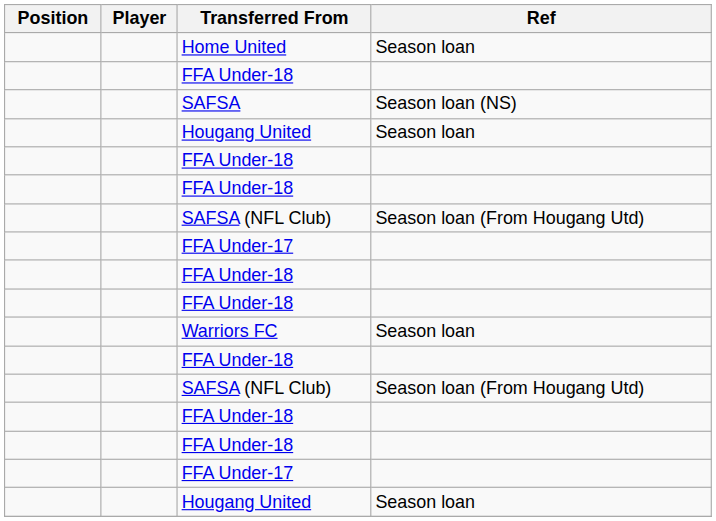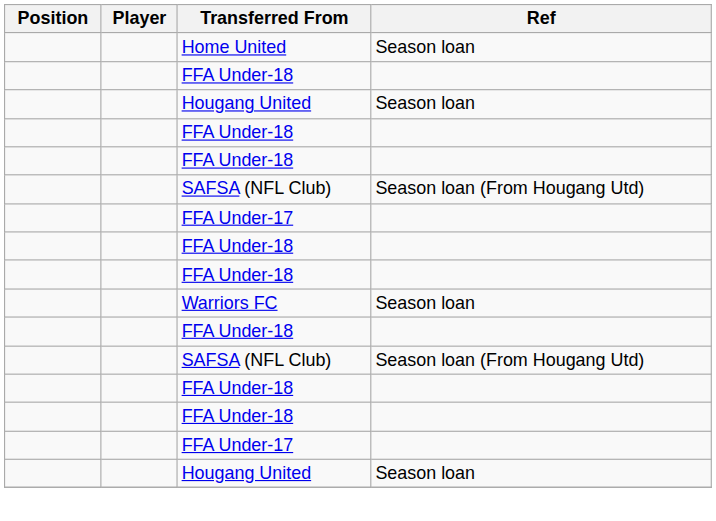- row: (211, 103)
